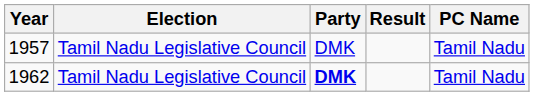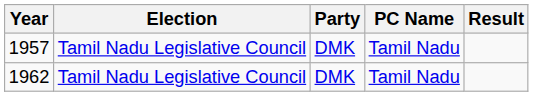columns swapped: (479, 18) <-> (397, 18)
(338, 76) bold -> (337, 76) normal
